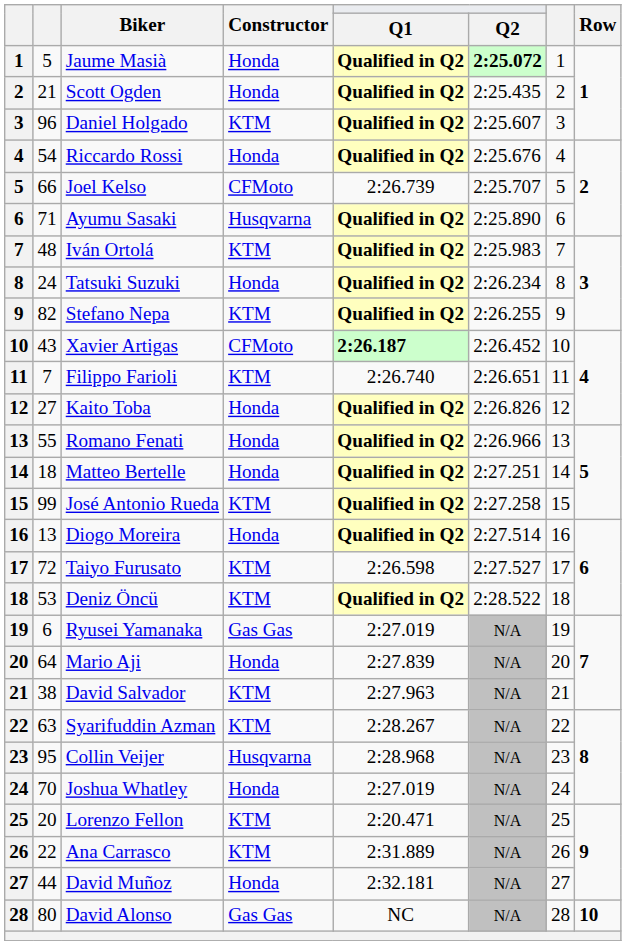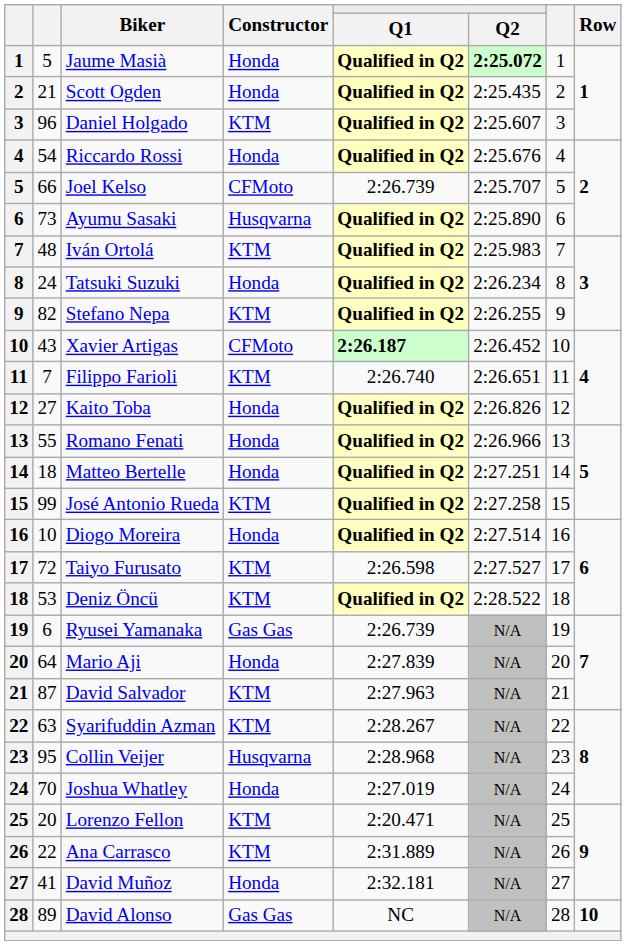(47, 218) 71 -> (47, 218) 73
(47, 535) 13 -> (47, 535) 10
(401, 630) 2:27.019 -> (401, 630) 2:26.739
(47, 693) 38 -> (47, 693) 87
(47, 883) 44 -> (47, 883) 41
(47, 914) 80 -> (47, 914) 89
